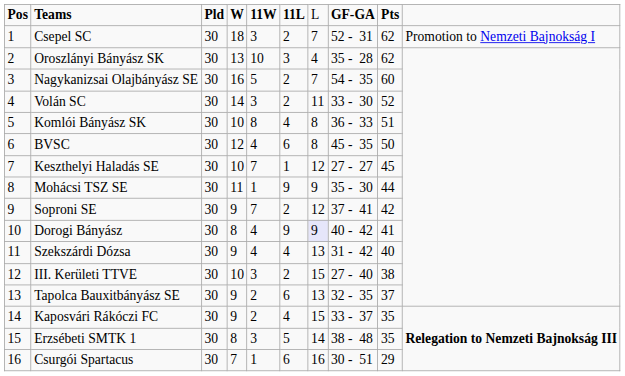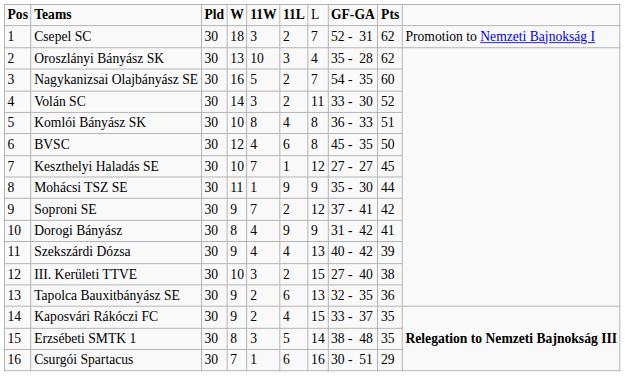(315, 230) lavender background -> (315, 230) no background
(352, 230) 40 - 42 -> (352, 230) 31 - 42
(352, 252) 31 - 42 -> (352, 252) 40 - 42
(388, 252) 40 -> (388, 252) 39
(388, 295) 37 -> (388, 295) 36
